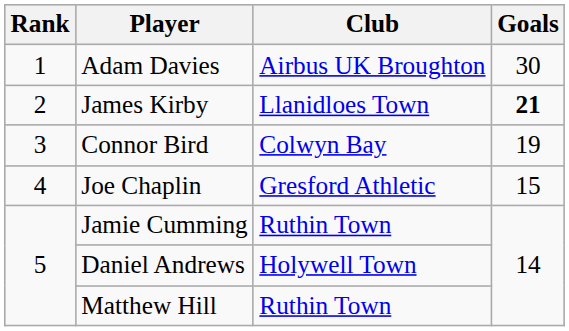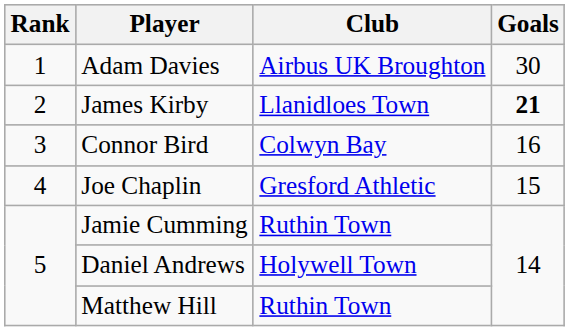(528, 144) 19 -> (528, 144) 16
